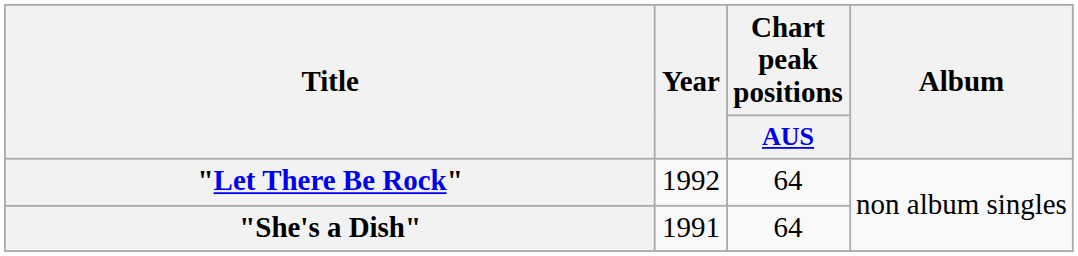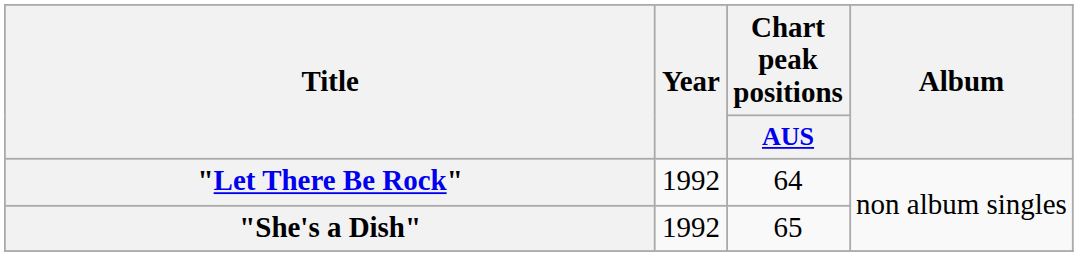(691, 227) 1991 -> (691, 227) 1992
(788, 227) 64 -> (788, 227) 65
